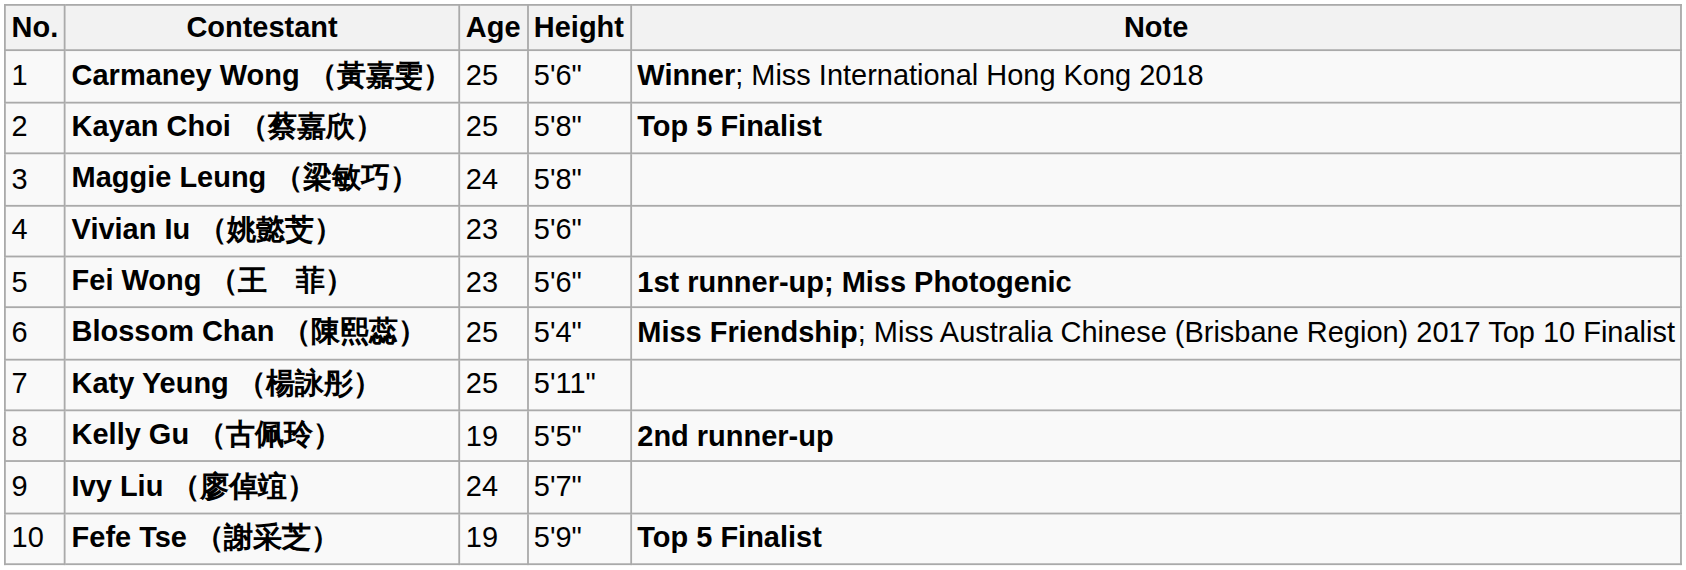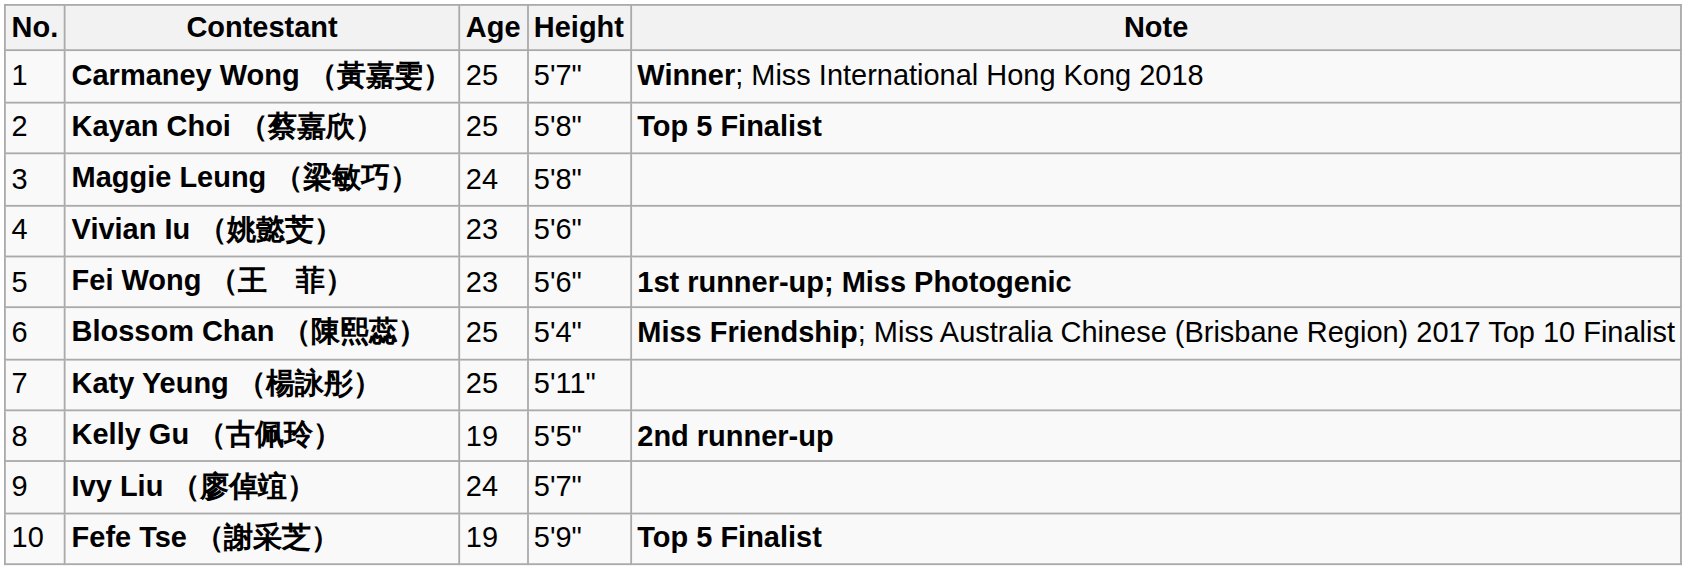(558, 76) 5'6" -> (558, 76) 5'7"
